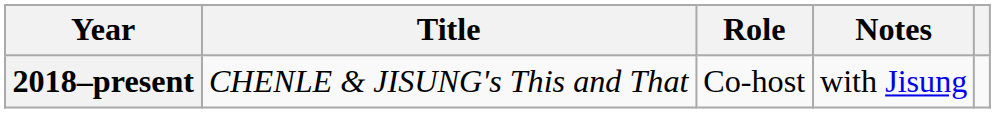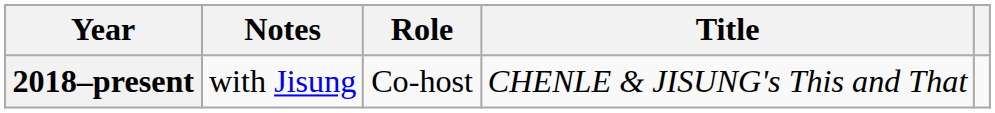columns swapped: (449, 30) <-> (894, 30)
